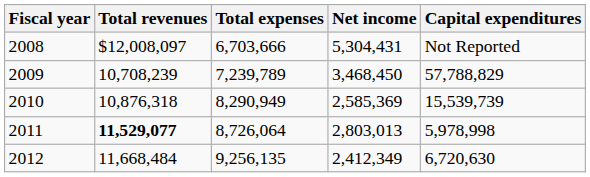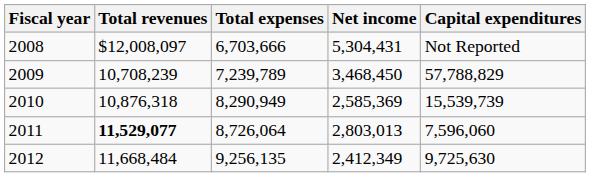(460, 130) 5,978,998 -> (460, 130) 7,596,060
(460, 158) 6,720,630 -> (460, 158) 9,725,630
